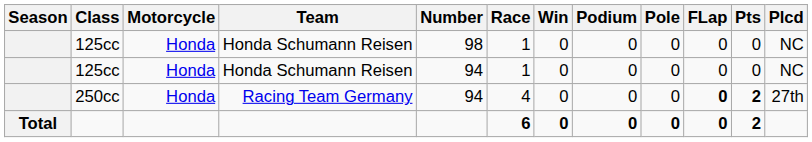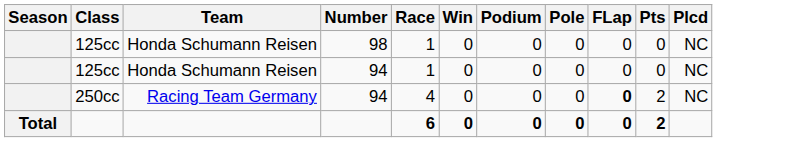- column: (171, 17)
(756, 96) bold -> (661, 96) normal
(788, 96) 27th -> (696, 96) NC
